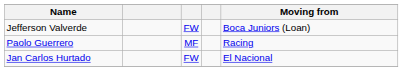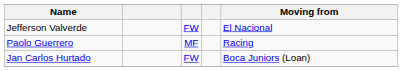(267, 27) Boca Juniors (Loan) -> (248, 27) El Nacional
(248, 58) El Nacional -> (267, 58) Boca Juniors (Loan)
